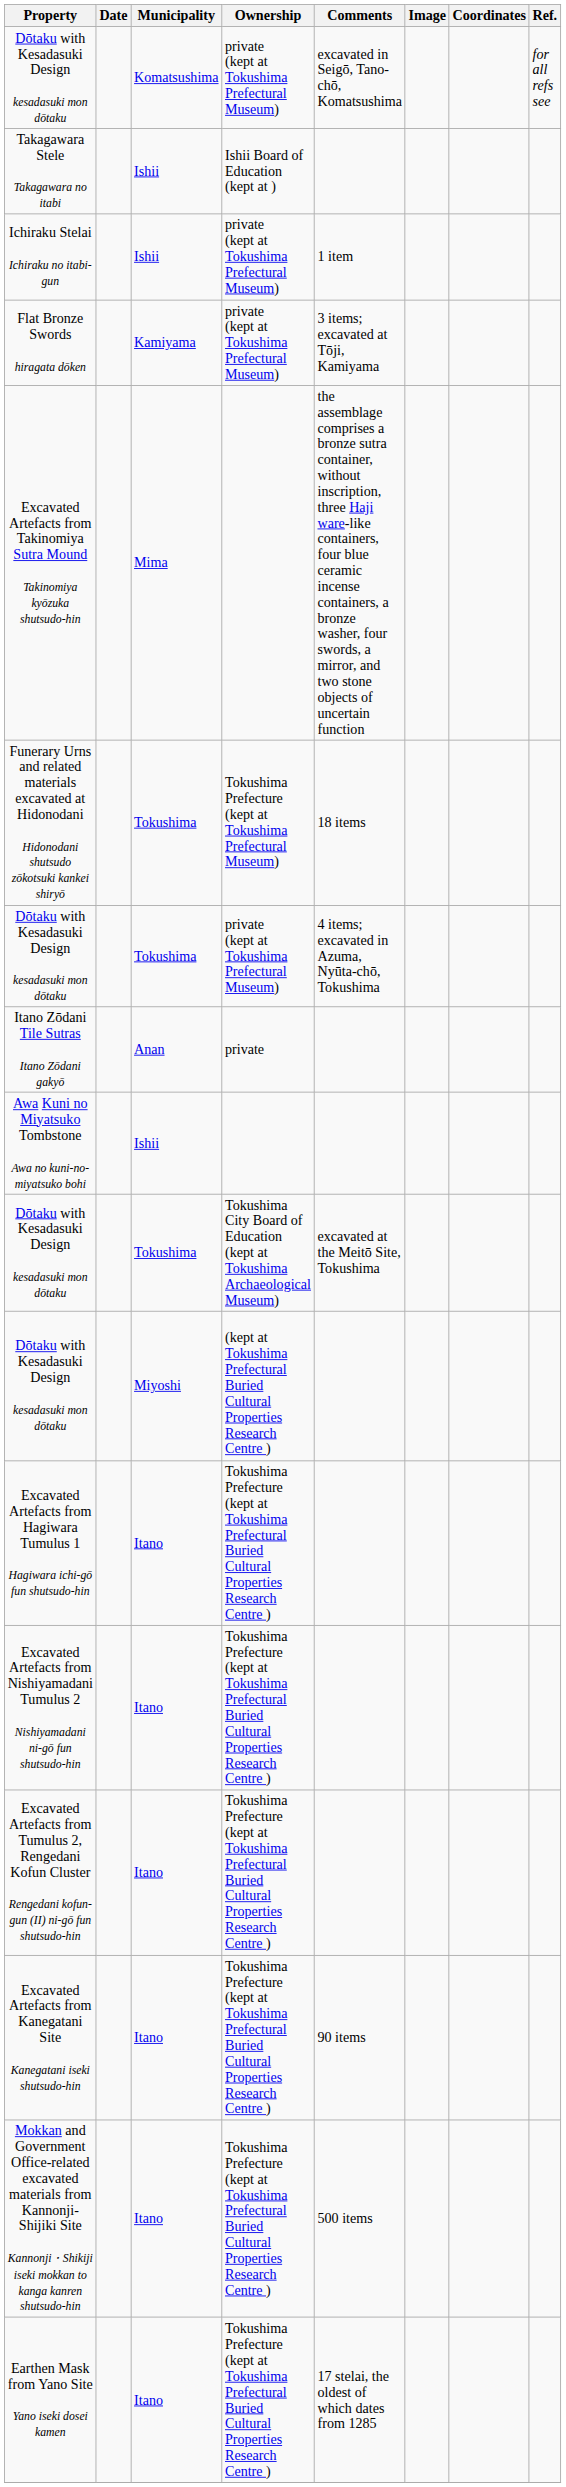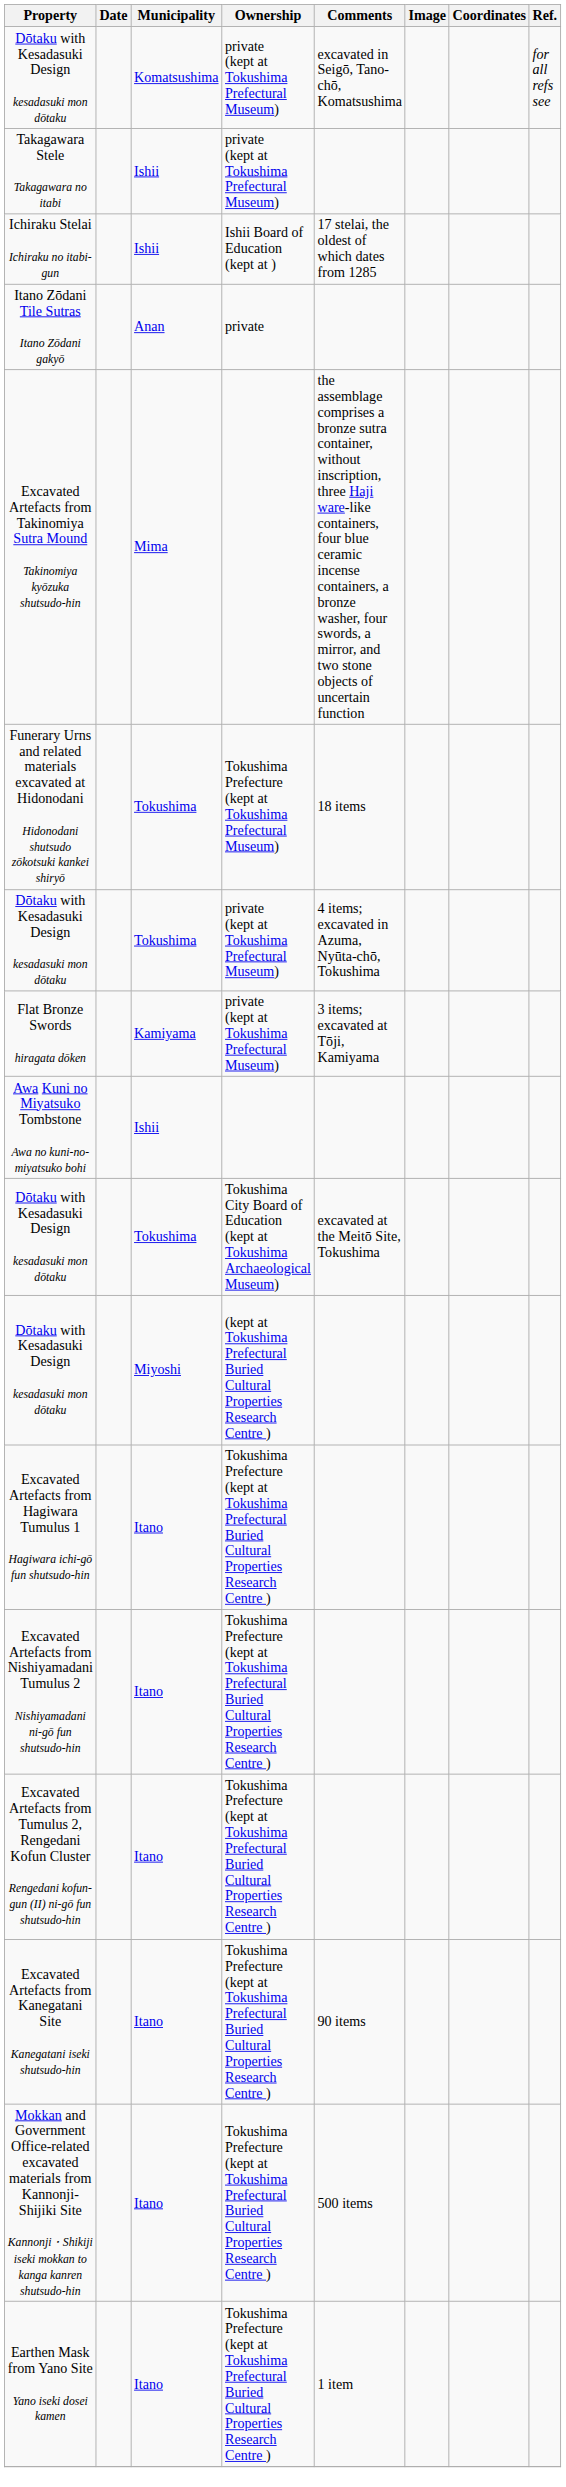(264, 171) Ishii Board of Education (kept at ) -> (256, 171) private (kept at Tokushima Prefectural Museum)
(256, 256) private (kept at Tokushima Prefectural Museum) -> (264, 248) Ishii Board of Education (kept at )
(335, 256) 1 item -> (353, 248) 17 stelai, the oldest of which dates from 1285
rows swapped: (50, 1049) <-> (50, 342)
(353, 2399) 17 stelai, the oldest of which dates from 1285 -> (335, 2384) 1 item
